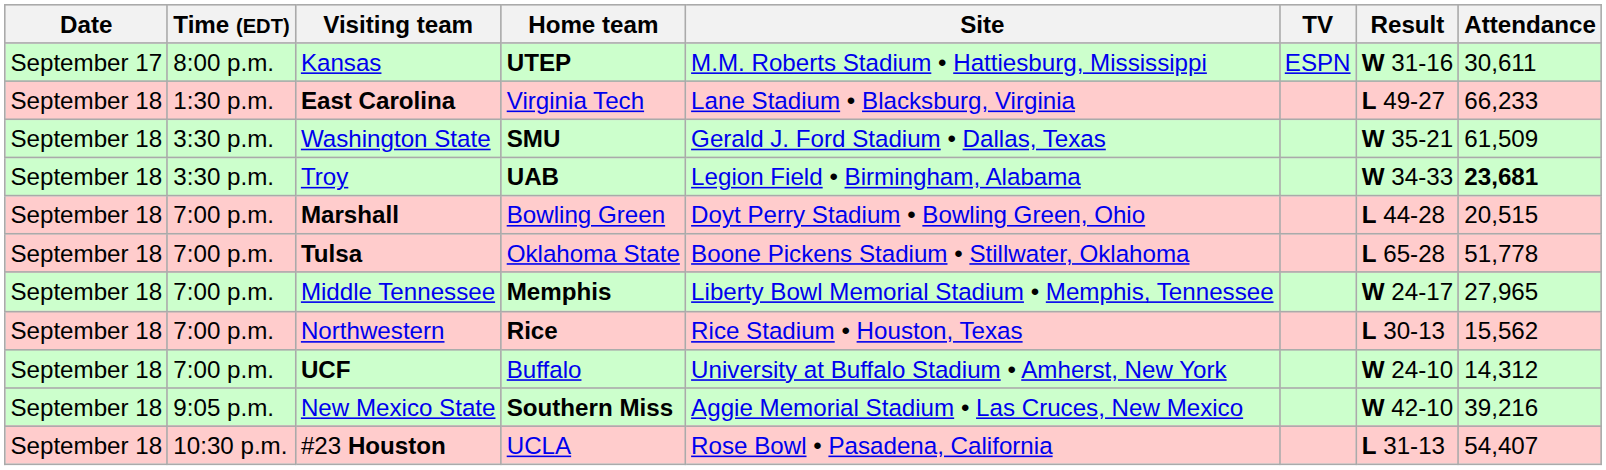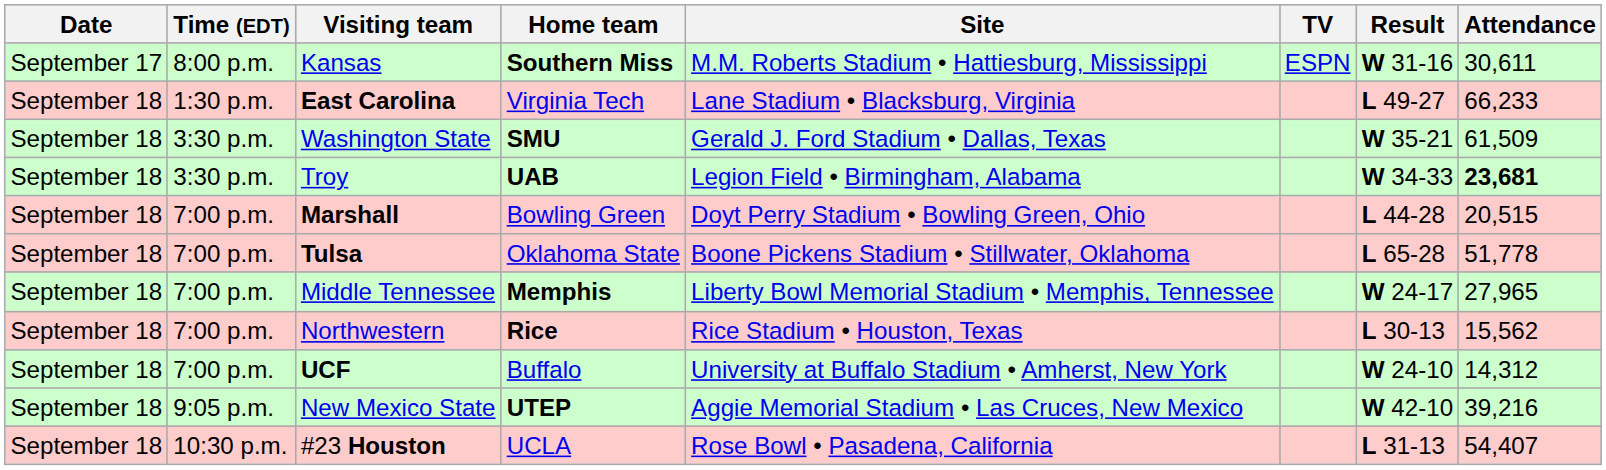(539, 62) UTEP -> (590, 62) Southern Miss
(590, 407) Southern Miss -> (539, 407) UTEP
